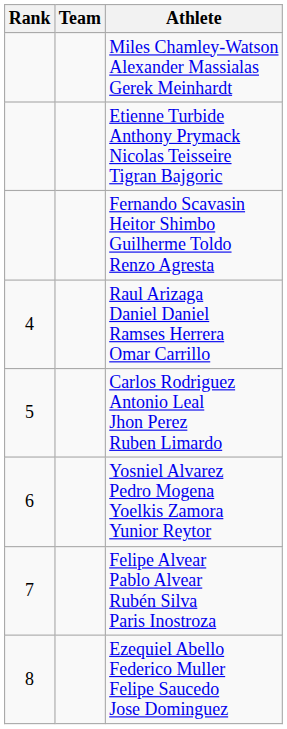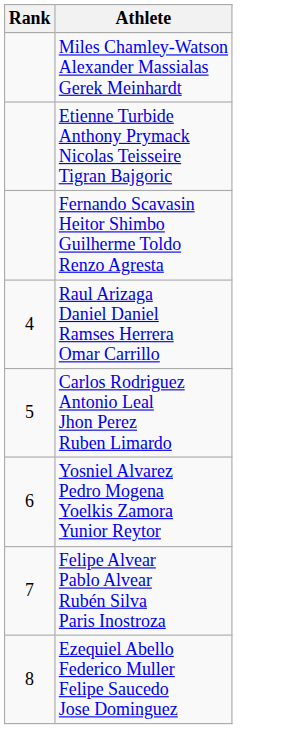- column: (80, 18)
